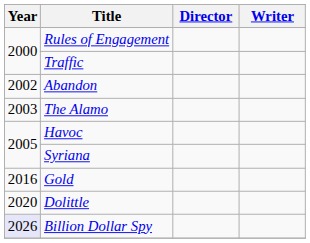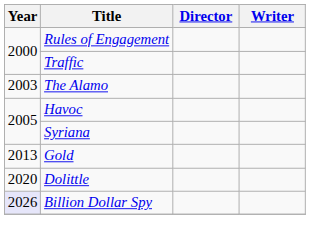- row: (71, 86)
(23, 179) 2016 -> (23, 156) 2013
